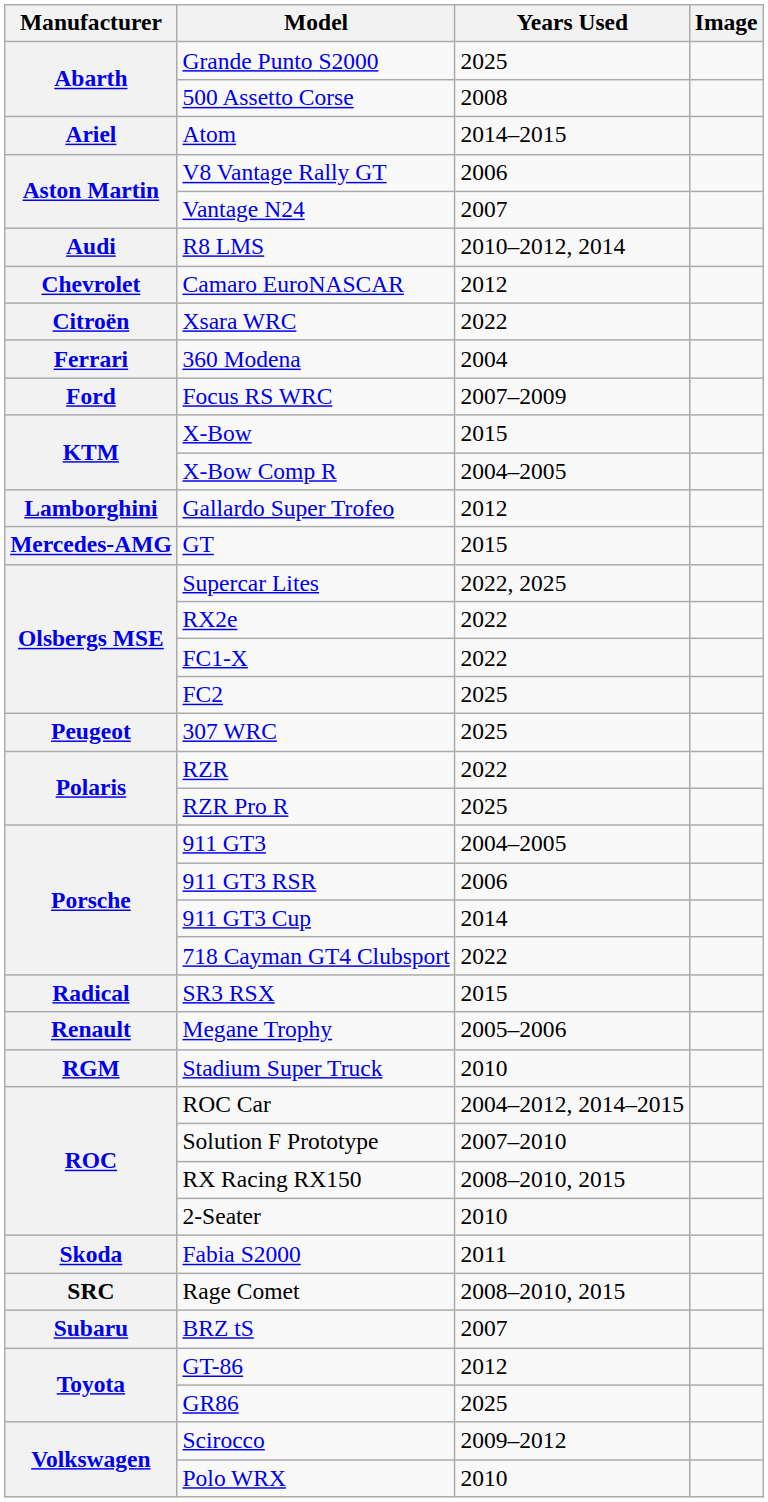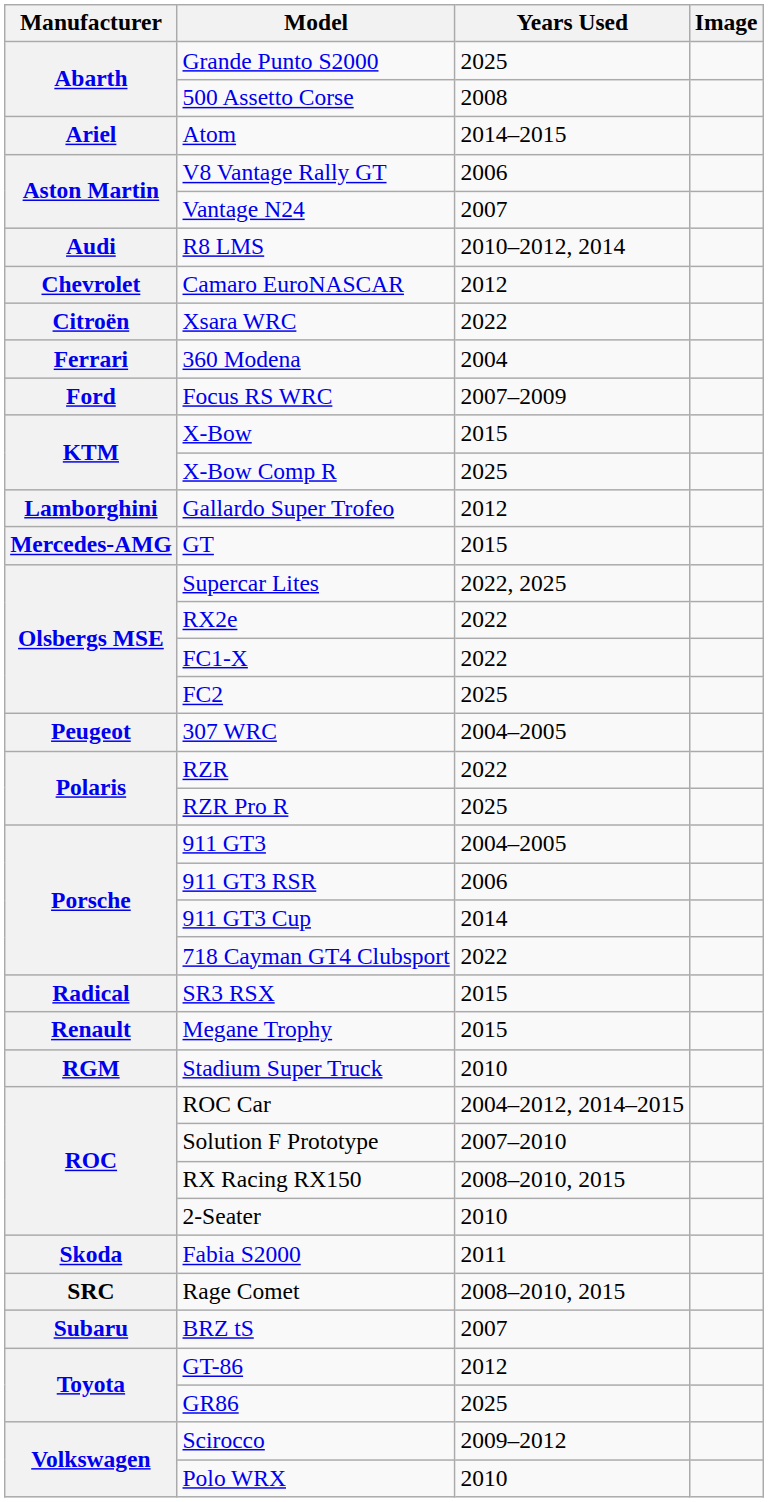(513, 470) 2004–2005 -> (484, 470) 2025
(484, 731) 2025 -> (513, 731) 2004–2005
(513, 1030) 2005–2006 -> (484, 1030) 2015
